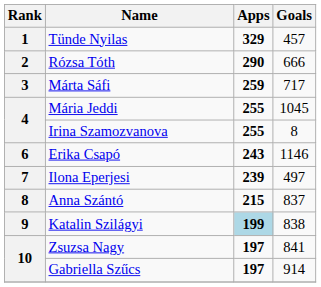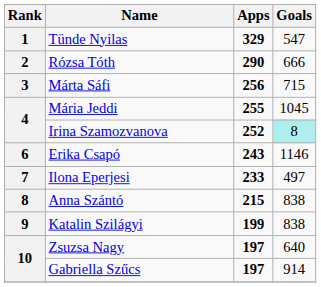(294, 39) 457 -> (294, 39) 547
(253, 85) 259 -> (253, 85) 256
(294, 85) 717 -> (294, 85) 715
(253, 131) 255 -> (253, 131) 252
(294, 131) no background -> (294, 131) paleturquoise background
(253, 177) 239 -> (253, 177) 233
(294, 200) 837 -> (294, 200) 838
(253, 223) lightblue background -> (253, 223) no background
(294, 246) 841 -> (294, 246) 640
